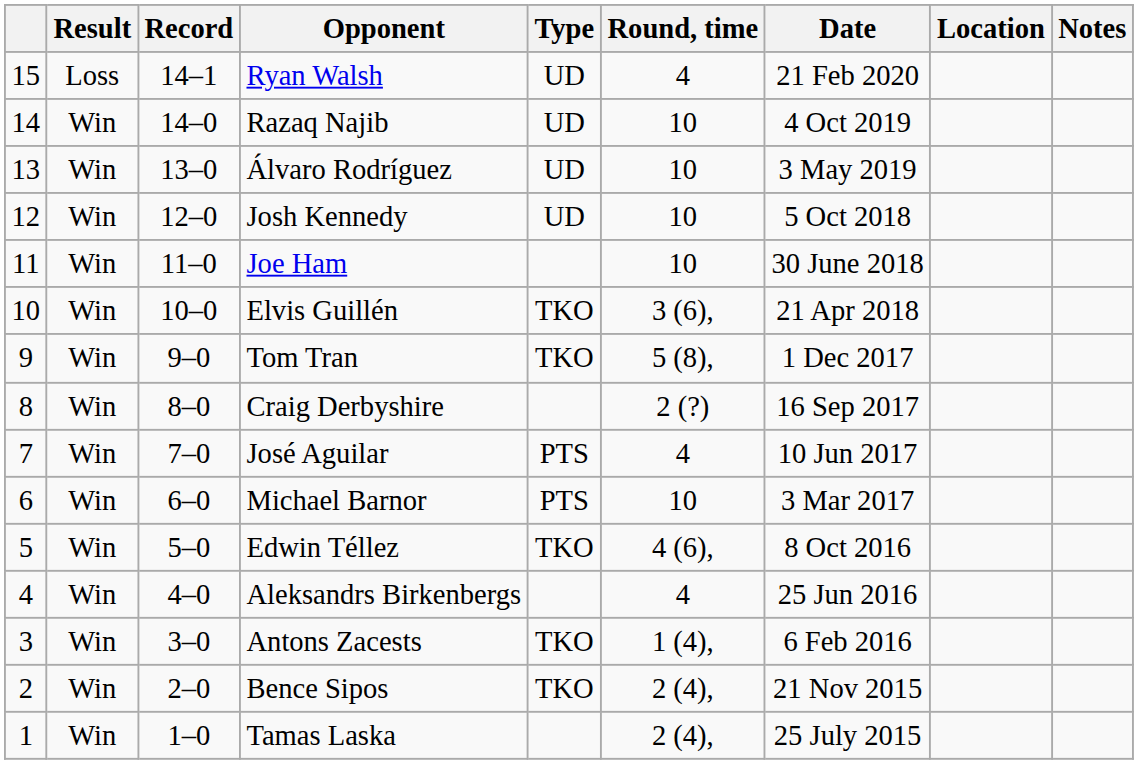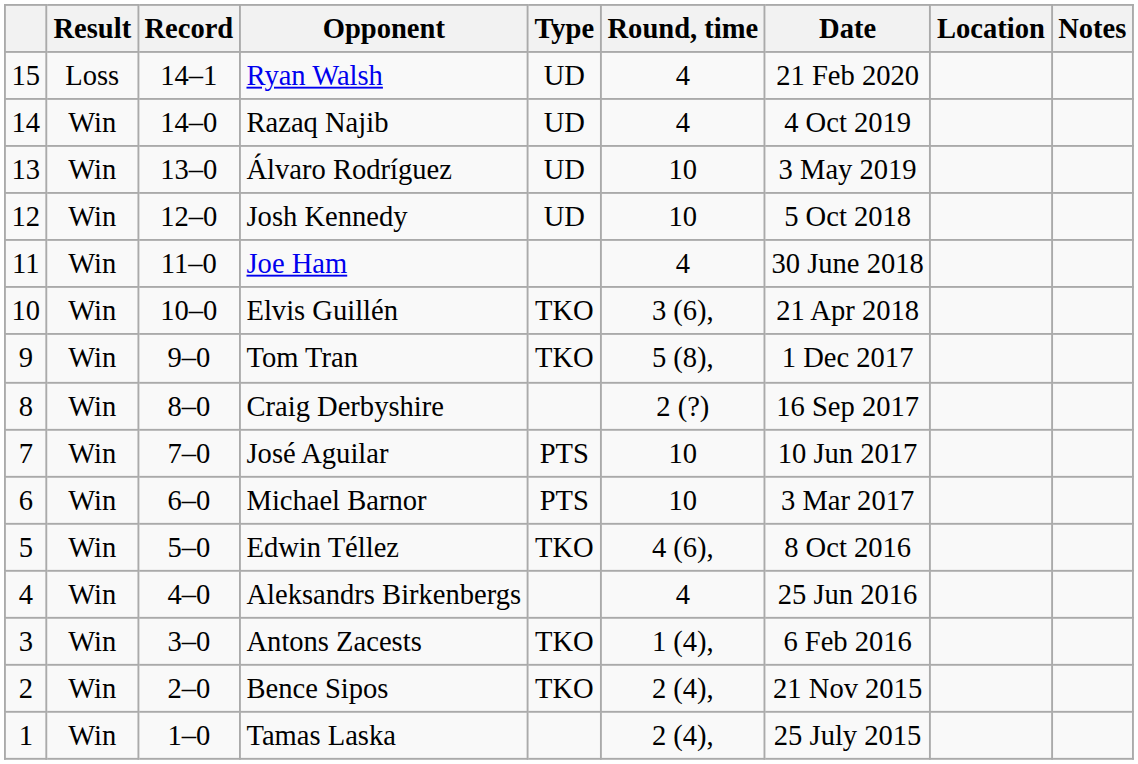(683, 122) 10 -> (683, 122) 4
(683, 263) 10 -> (683, 263) 4
(683, 452) 4 -> (683, 452) 10
